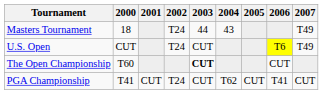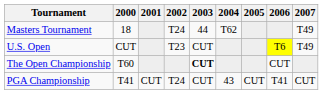(229, 30) 43 -> (229, 30) T62
(177, 47) T24 -> (177, 47) T23
(229, 81) T62 -> (229, 81) 43
